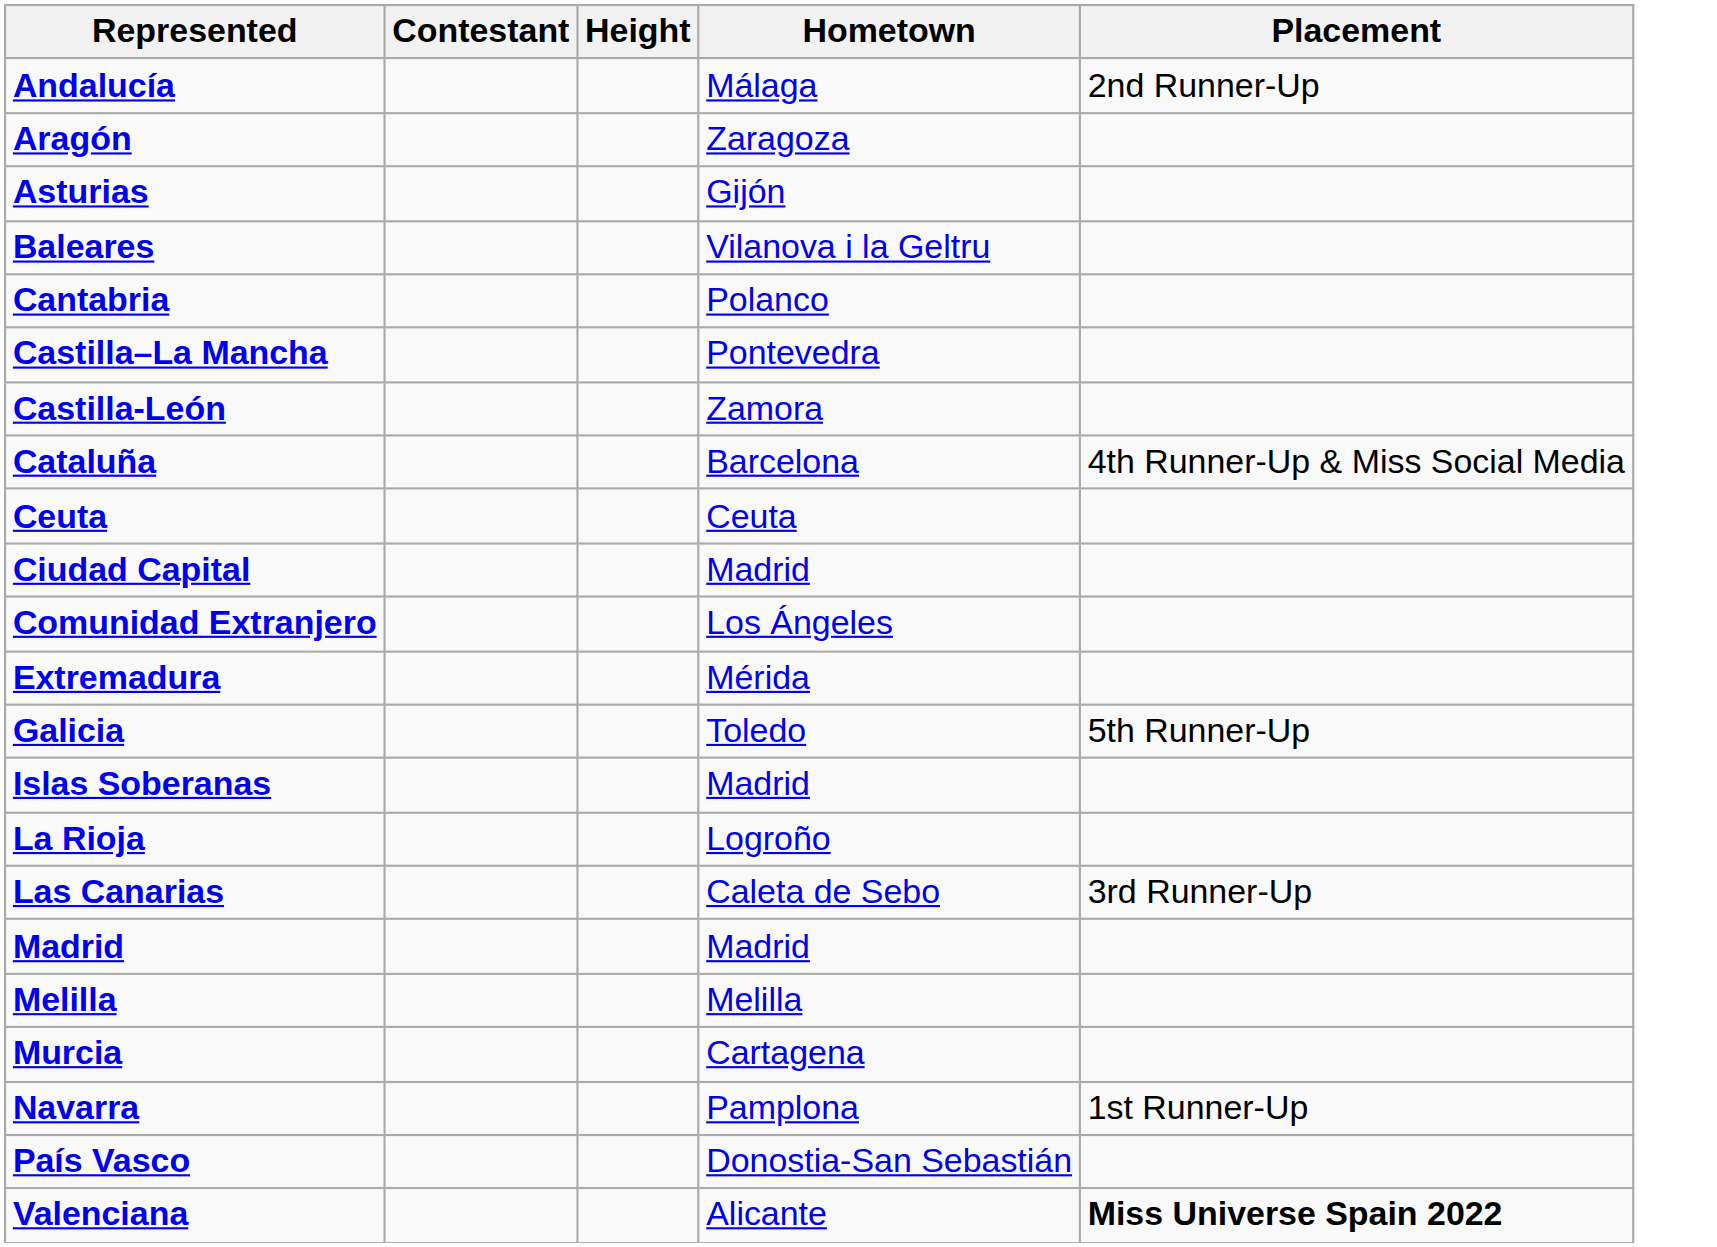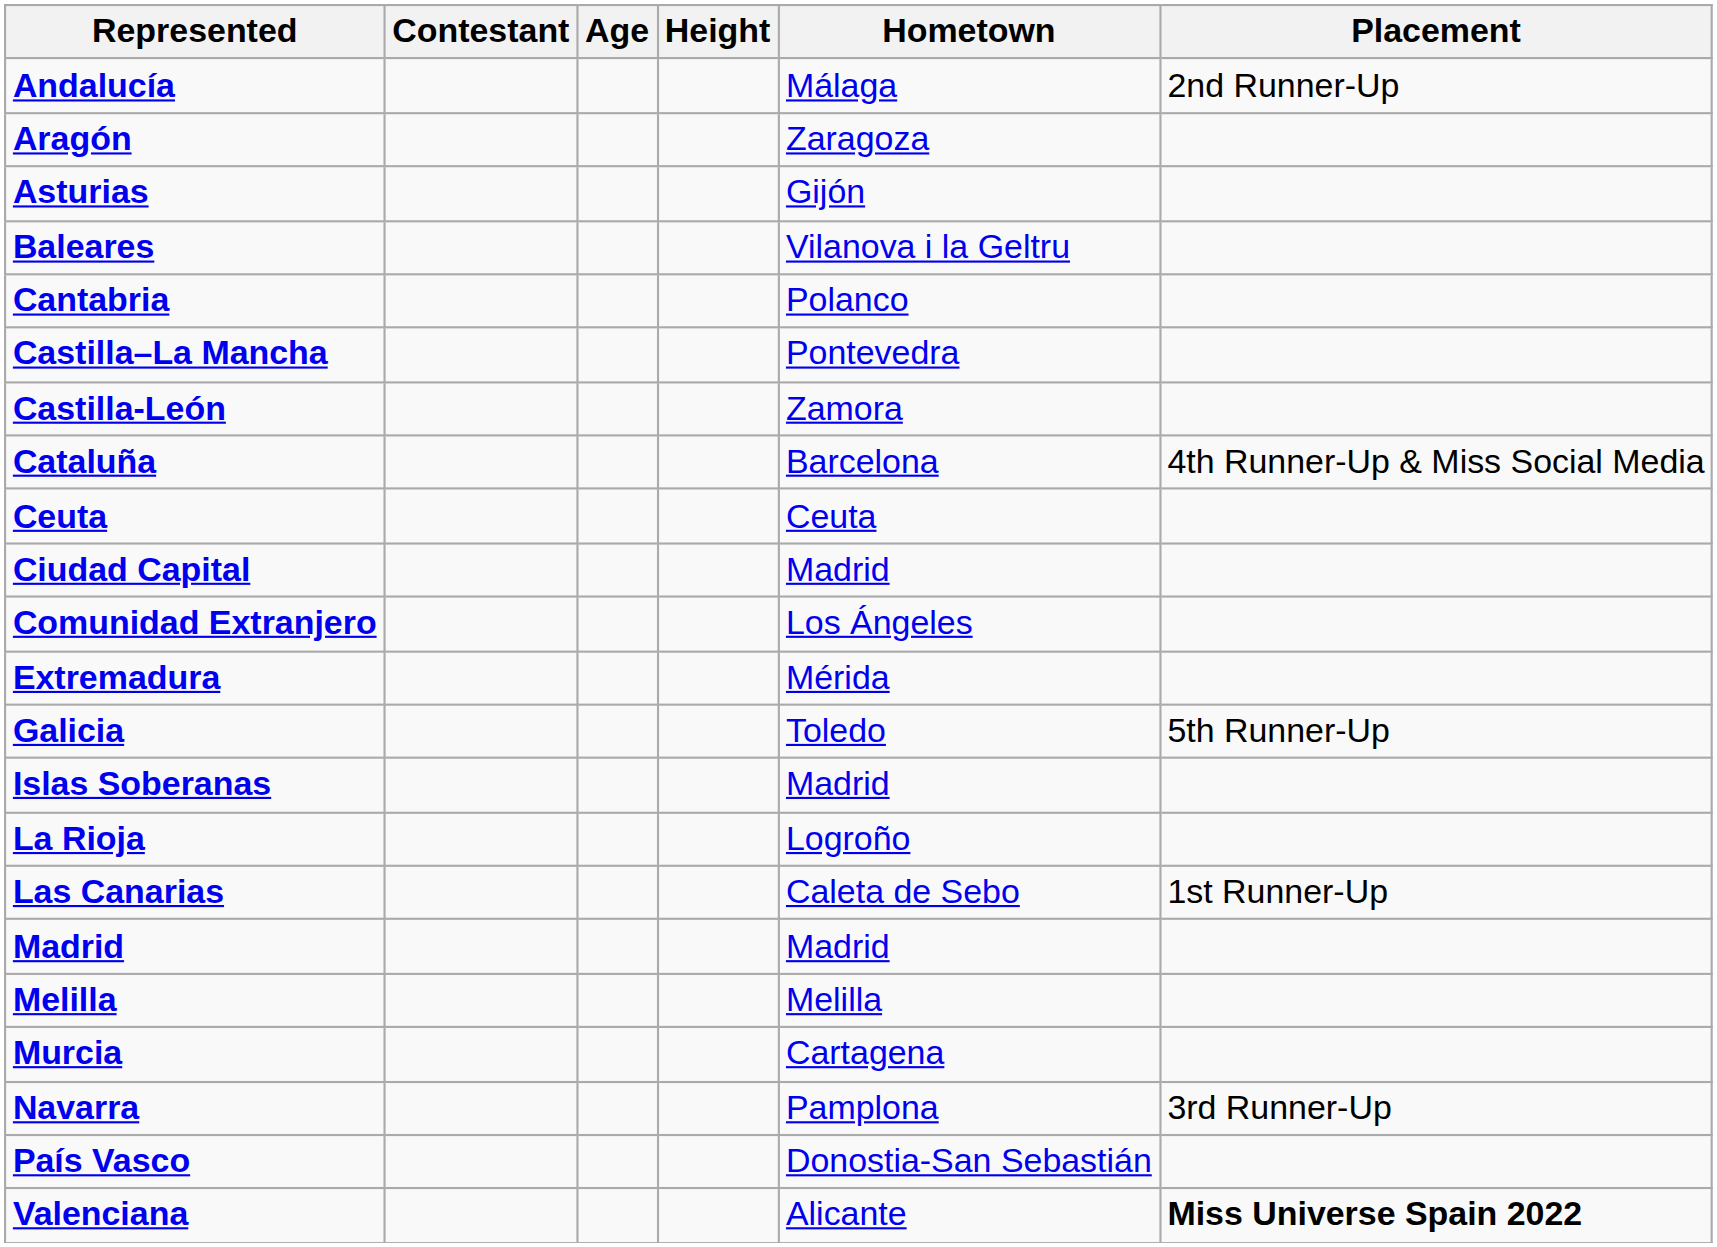+ column: (617, 31)
(1200, 892) 3rd Runner-Up -> (1278, 892) 1st Runner-Up
(1198, 1107) 1st Runner-Up -> (1280, 1107) 3rd Runner-Up
